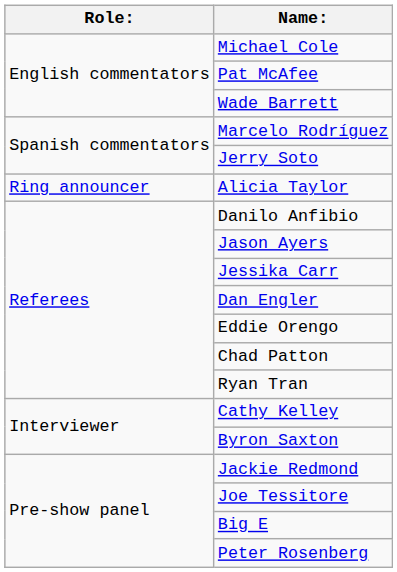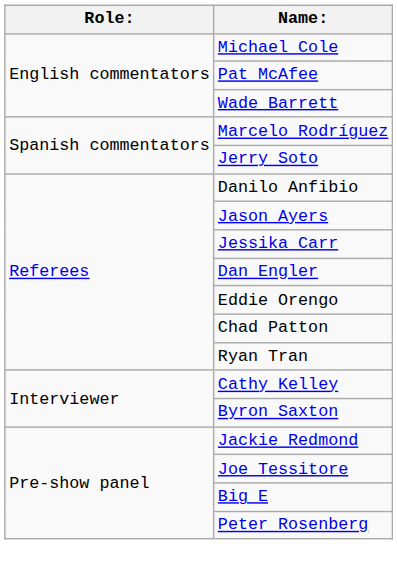- row: (283, 188)
